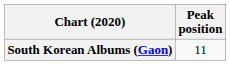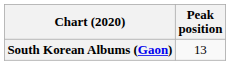(200, 49) 11 -> (200, 49) 13
